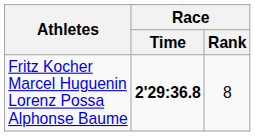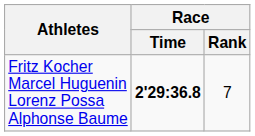(227, 93) 8 -> (227, 93) 7
